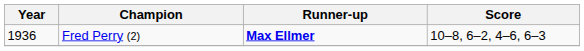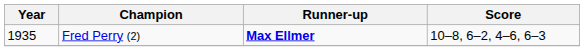(22, 35) 1936 -> (22, 35) 1935
